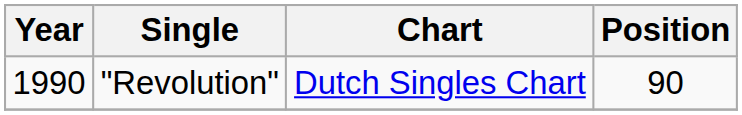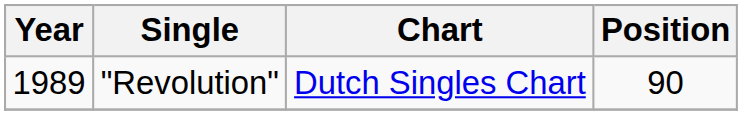(49, 82) 1990 -> (49, 82) 1989
